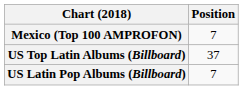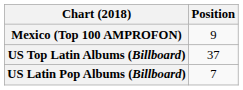(213, 34) 7 -> (213, 34) 9
